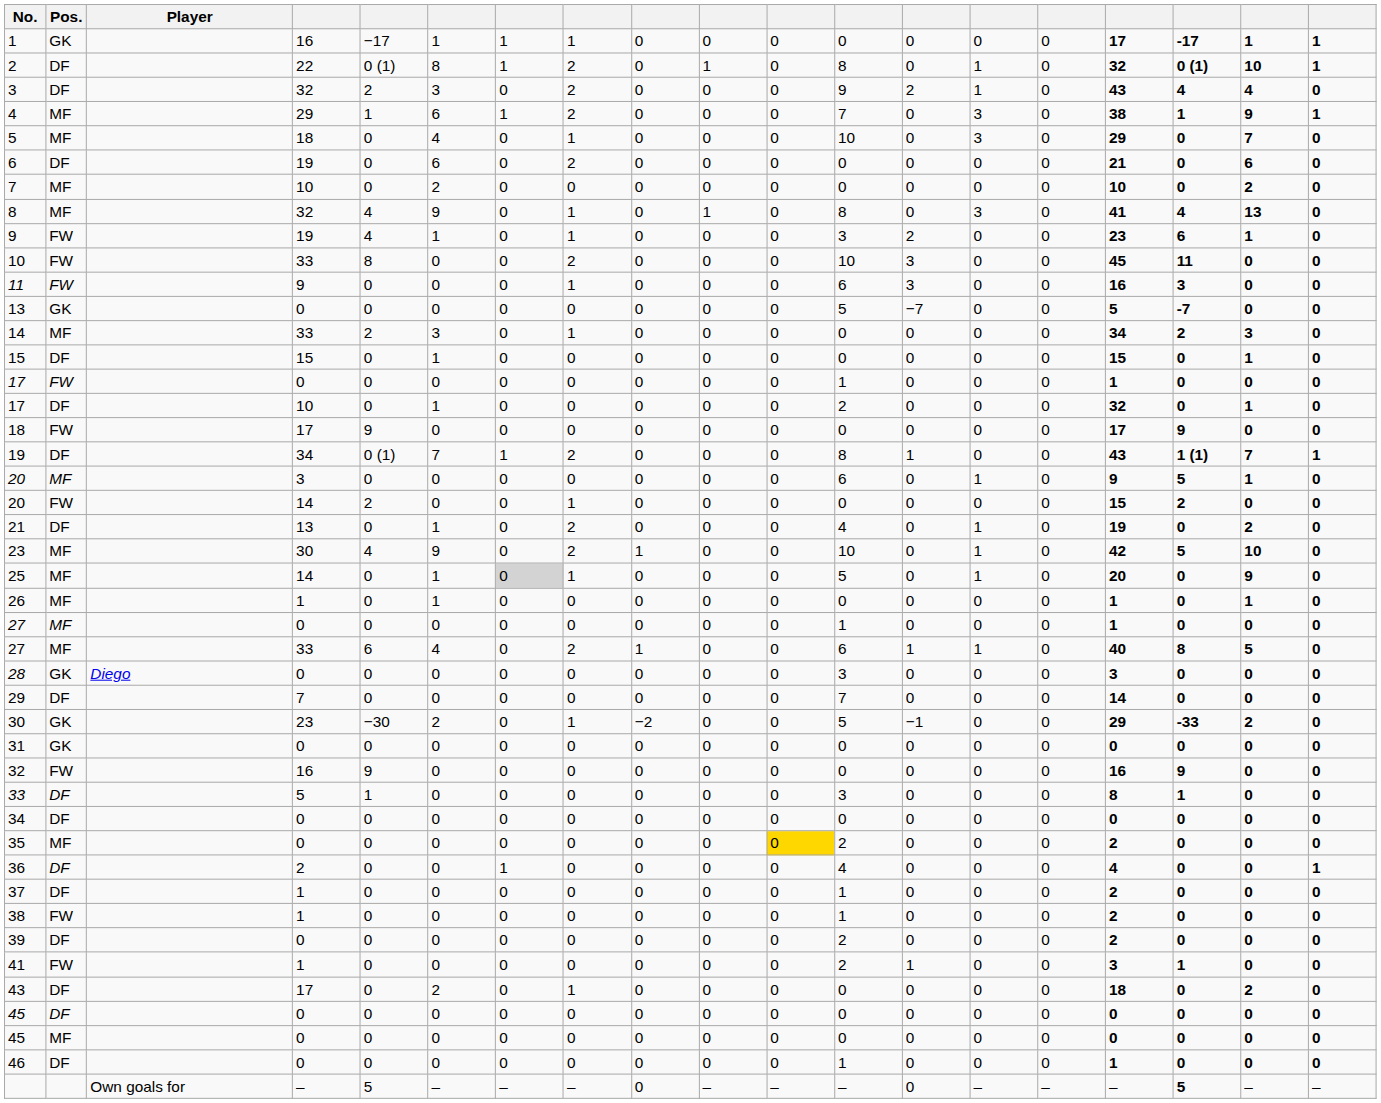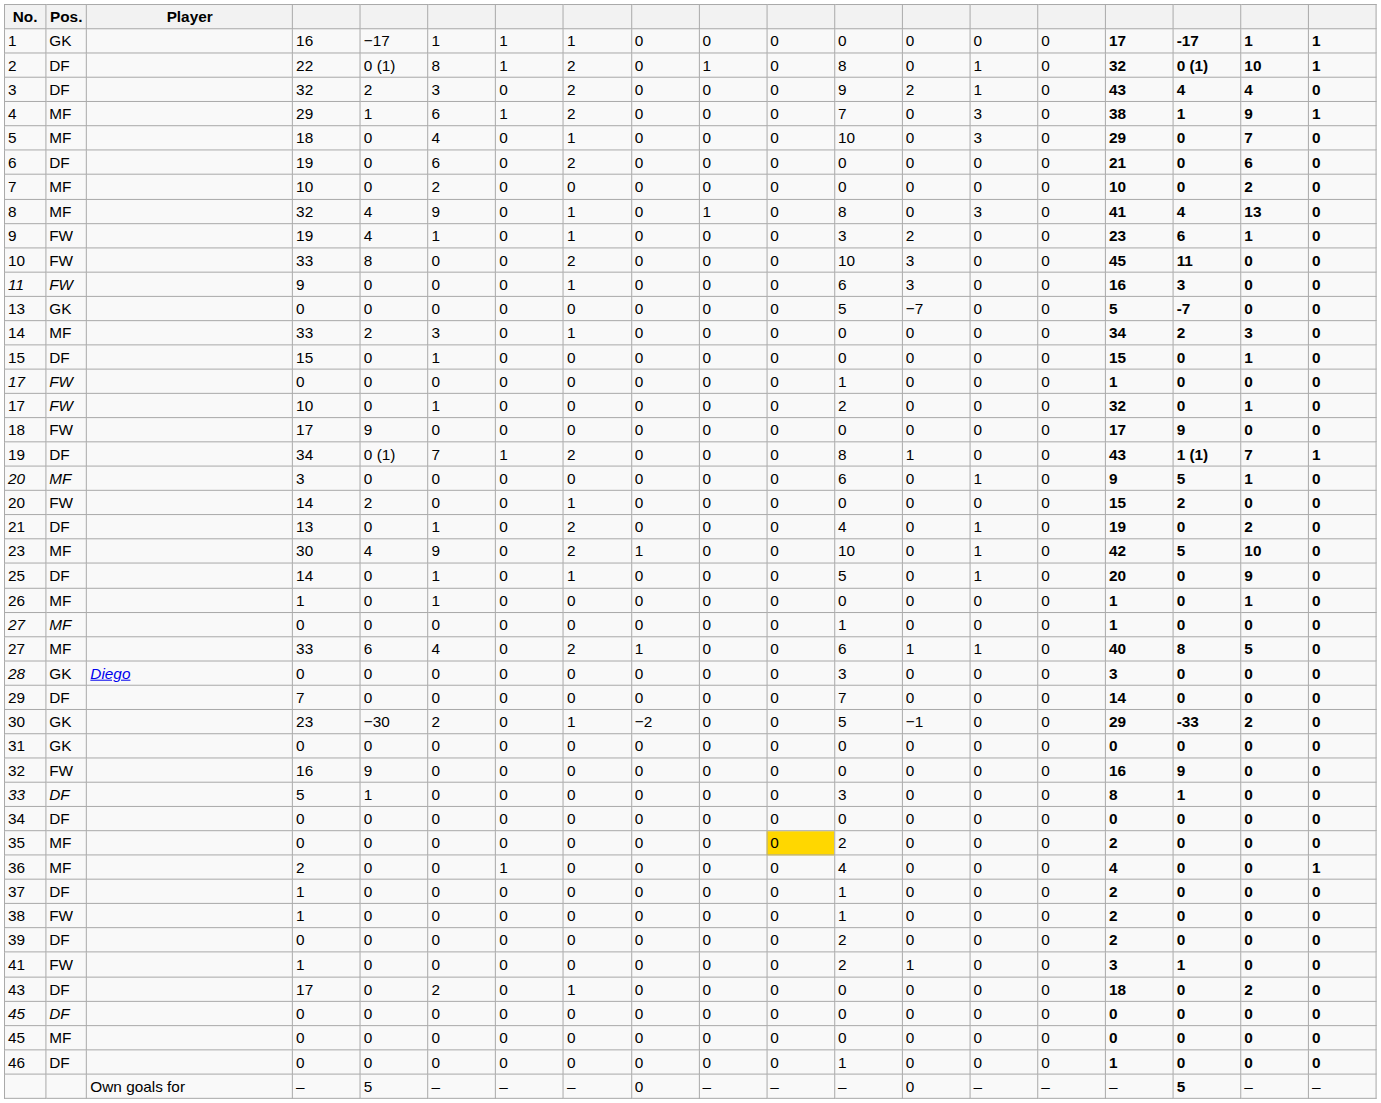(59, 406) DF -> (61, 406) FW
(60, 576) MF -> (59, 576) DF
(504, 576) lightgrey background -> (504, 576) no background
(59, 867) DF -> (60, 867) MF
